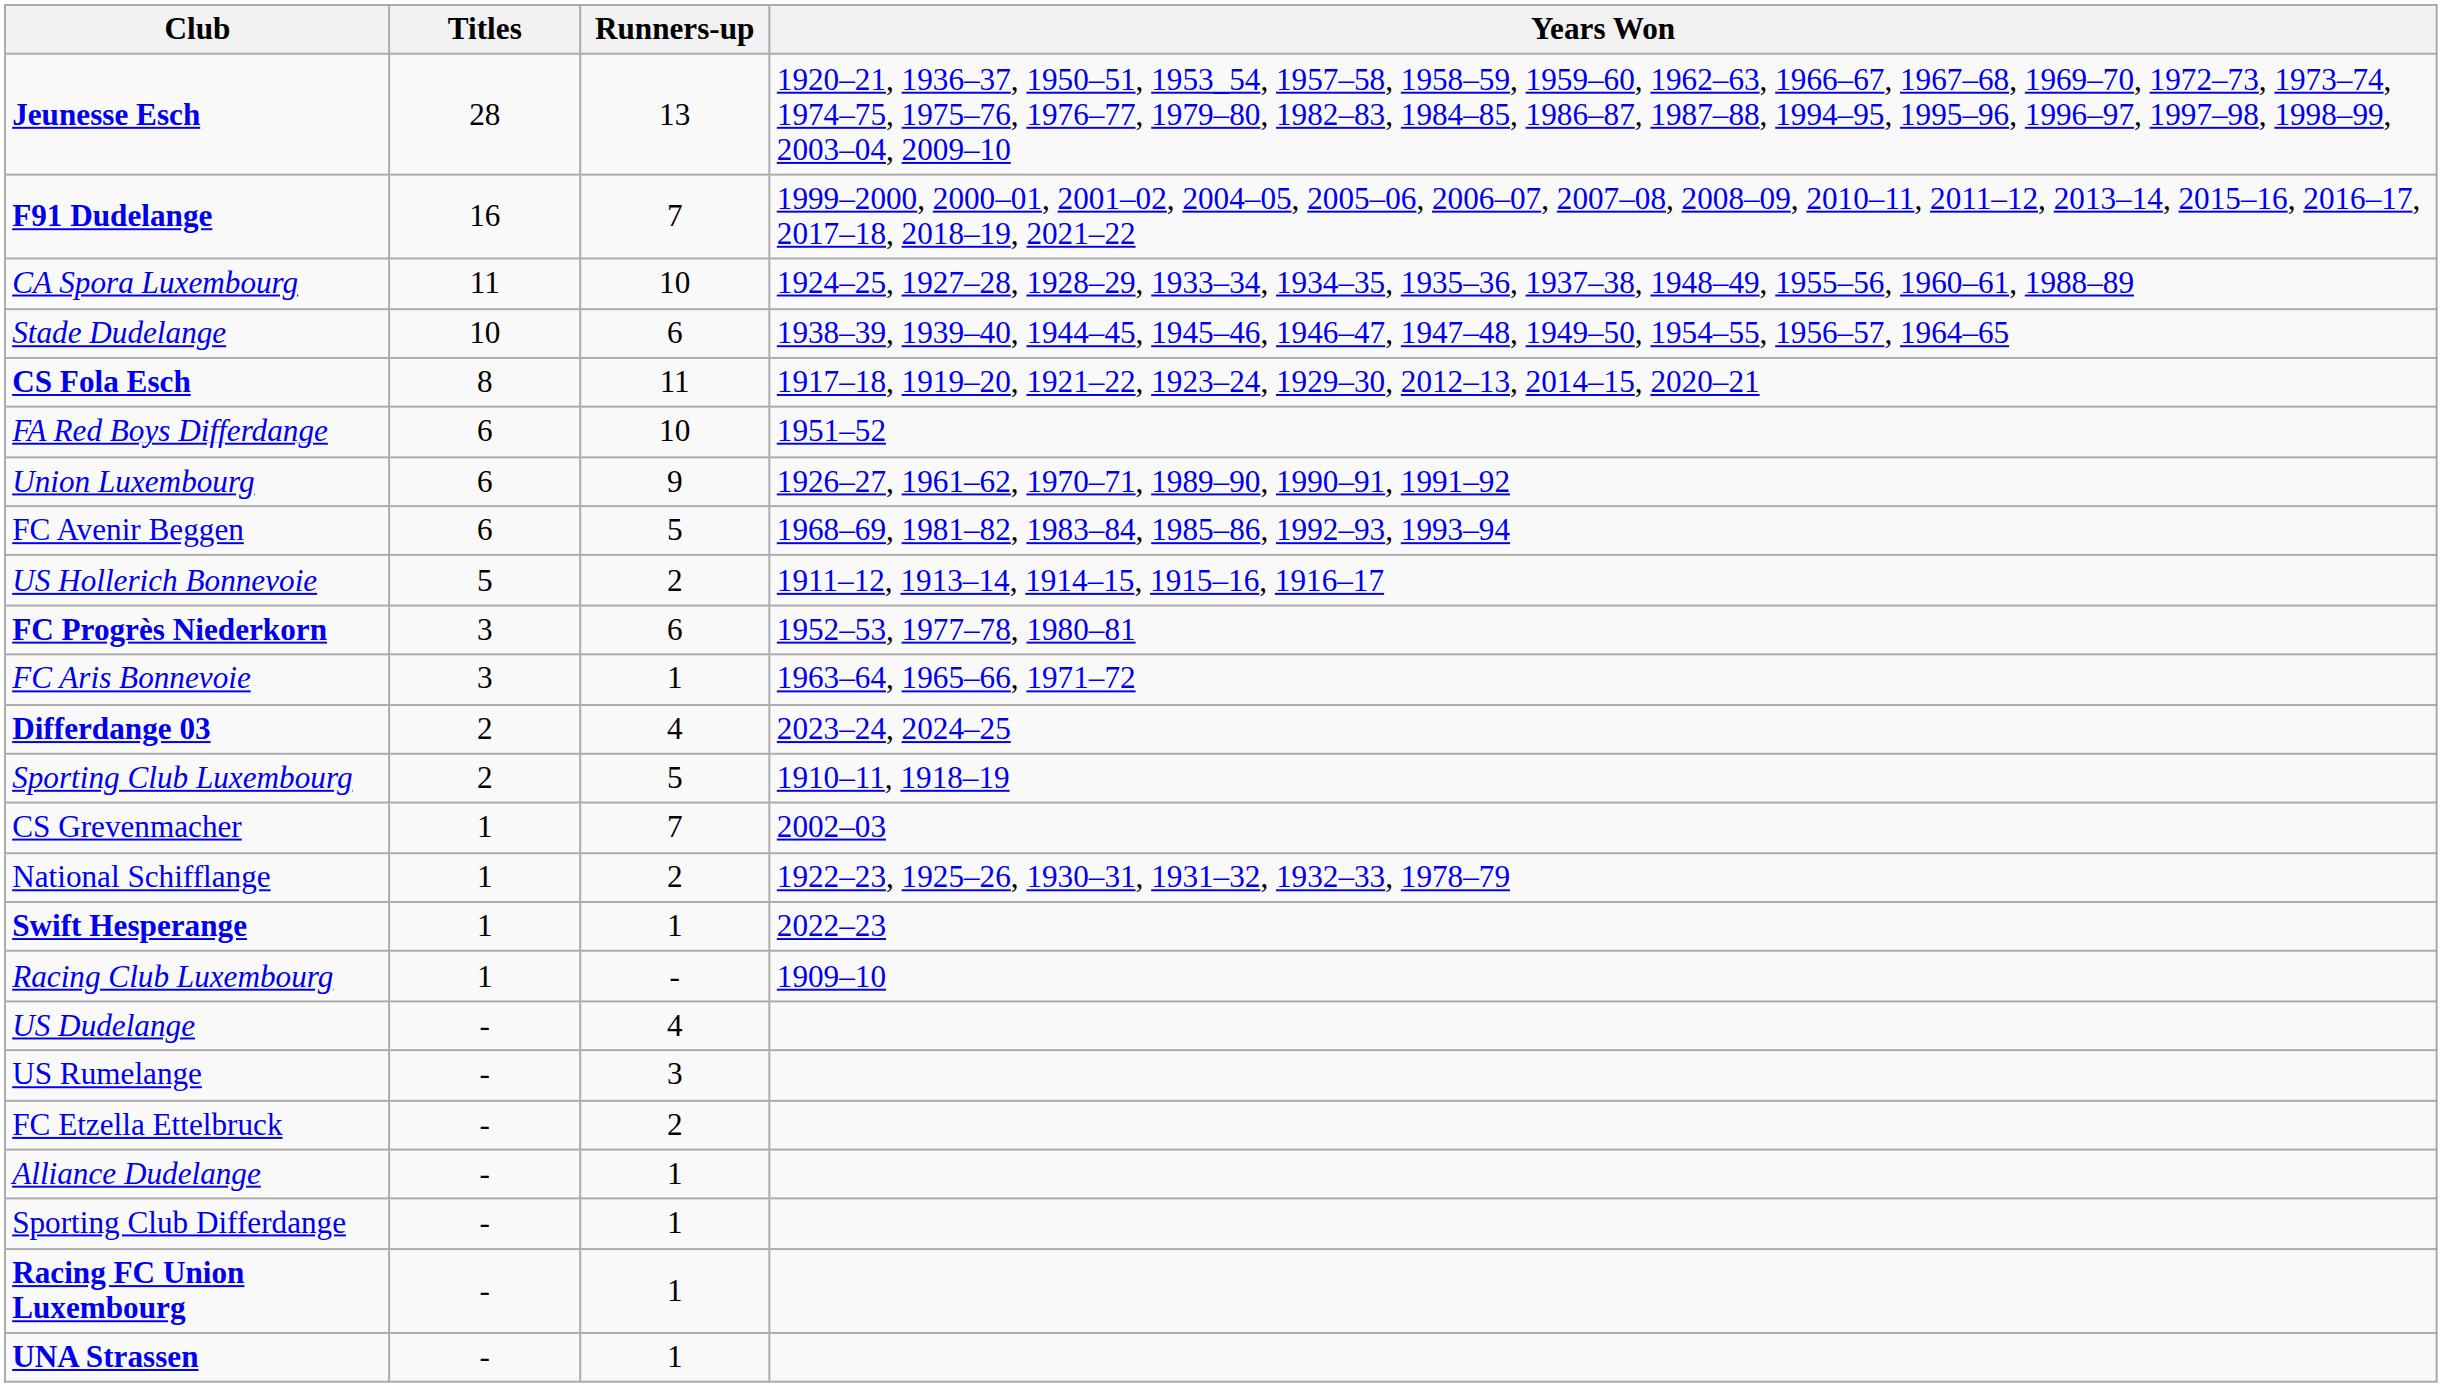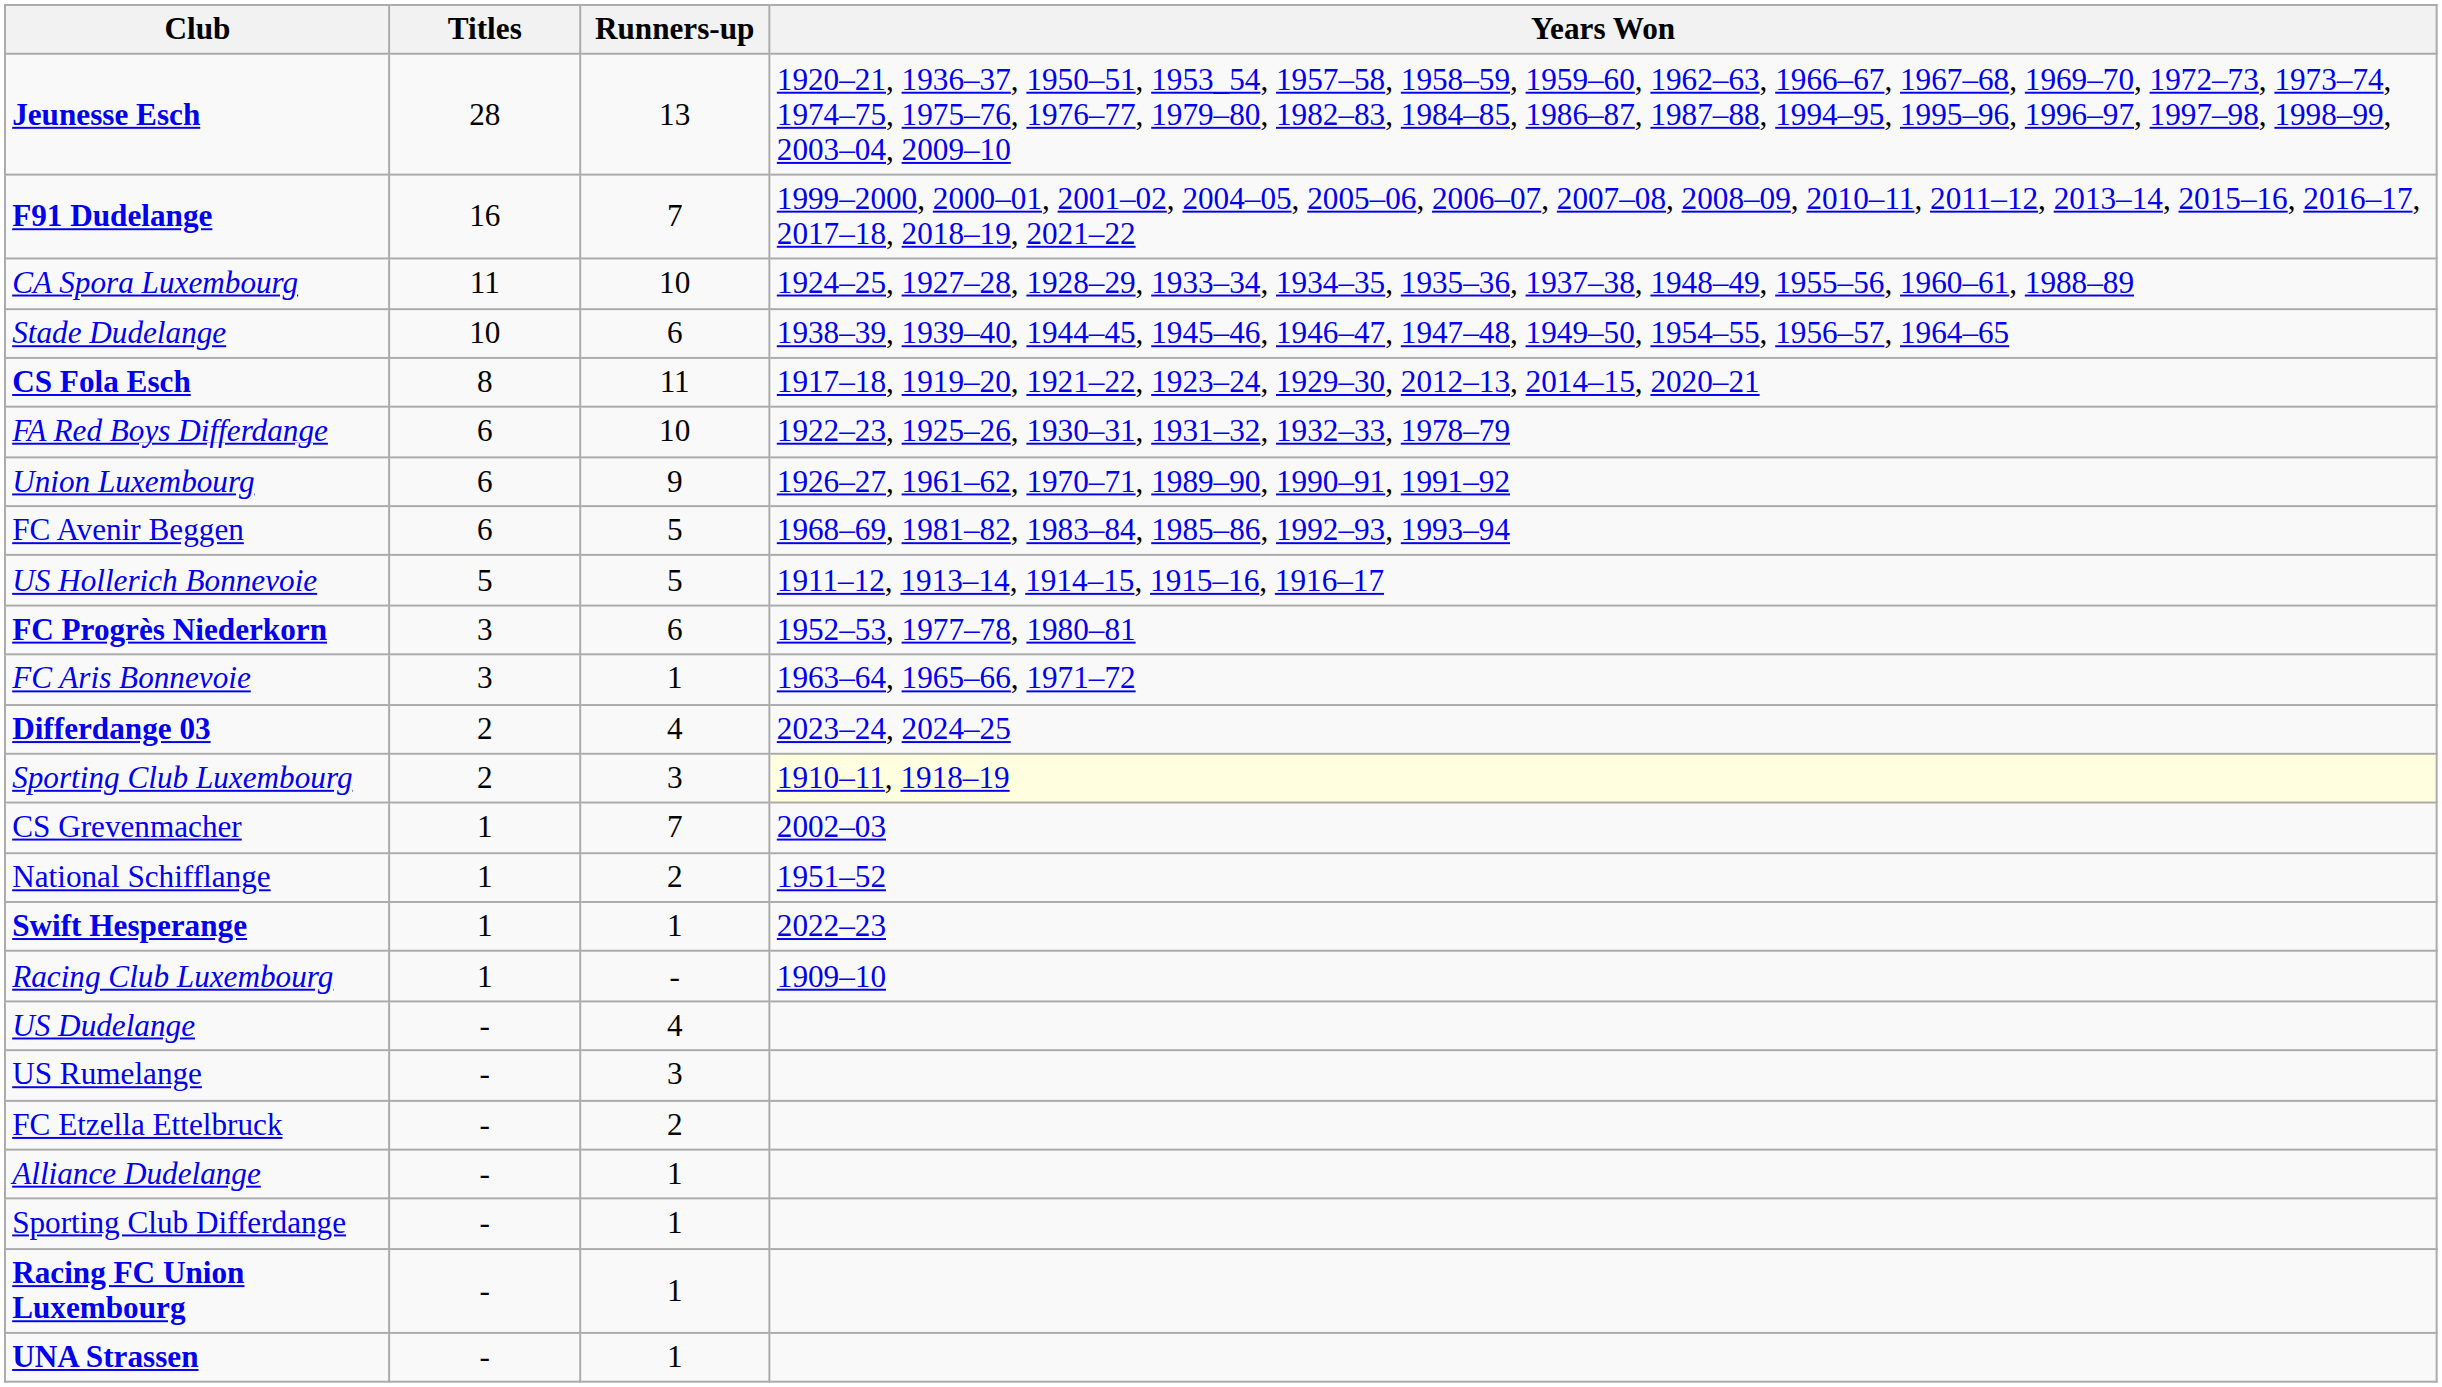(831, 431) 1951–52 -> (1143, 431) 1922–23, 1925–26, 1930–31, 1931–32, 1932–33, 1978–79
(675, 579) 2 -> (675, 579) 5
(675, 777) 5 -> (675, 777) 3
(893, 777) no background -> (893, 777) lightyellow background
(1143, 876) 1922–23, 1925–26, 1930–31, 1931–32, 1932–33, 1978–79 -> (831, 876) 1951–52
